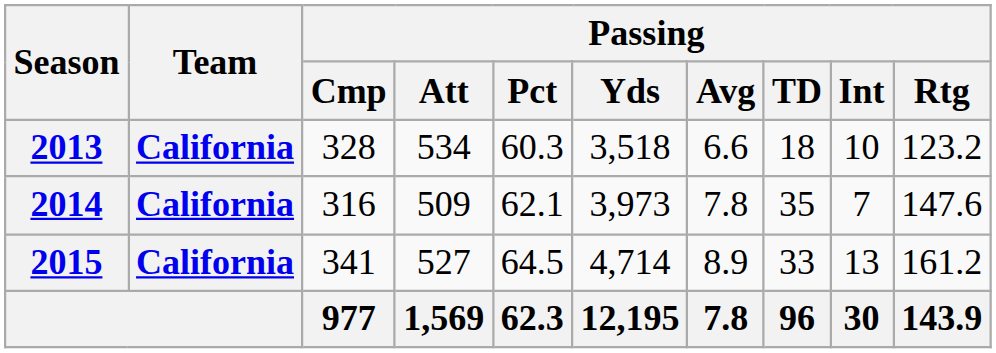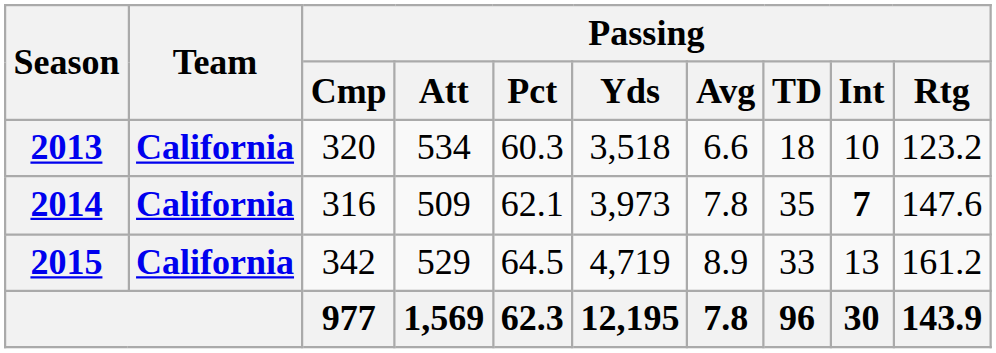(349, 147) 328 -> (349, 147) 320
(862, 204) normal -> (862, 204) bold
(349, 261) 341 -> (349, 261) 342
(444, 261) 527 -> (444, 261) 529
(630, 261) 4,714 -> (630, 261) 4,719
